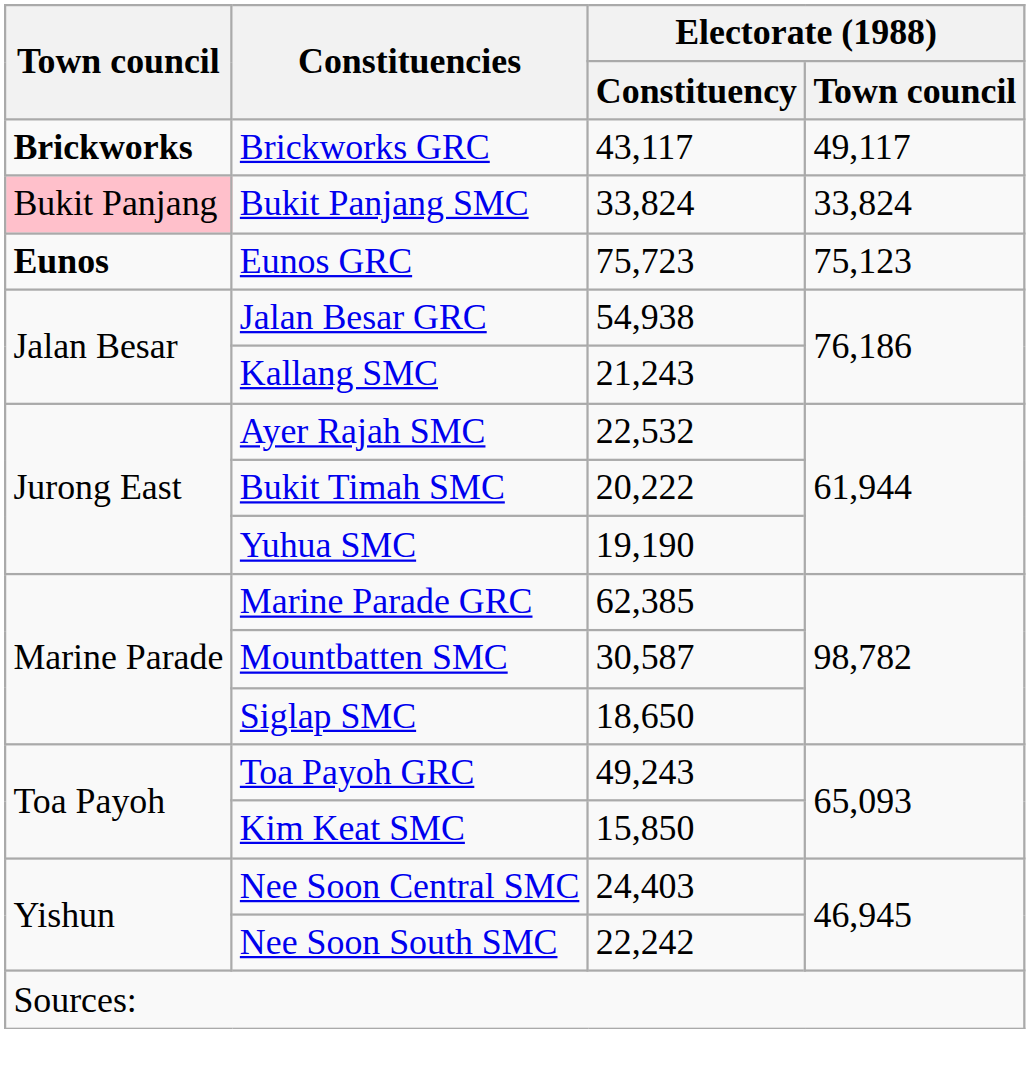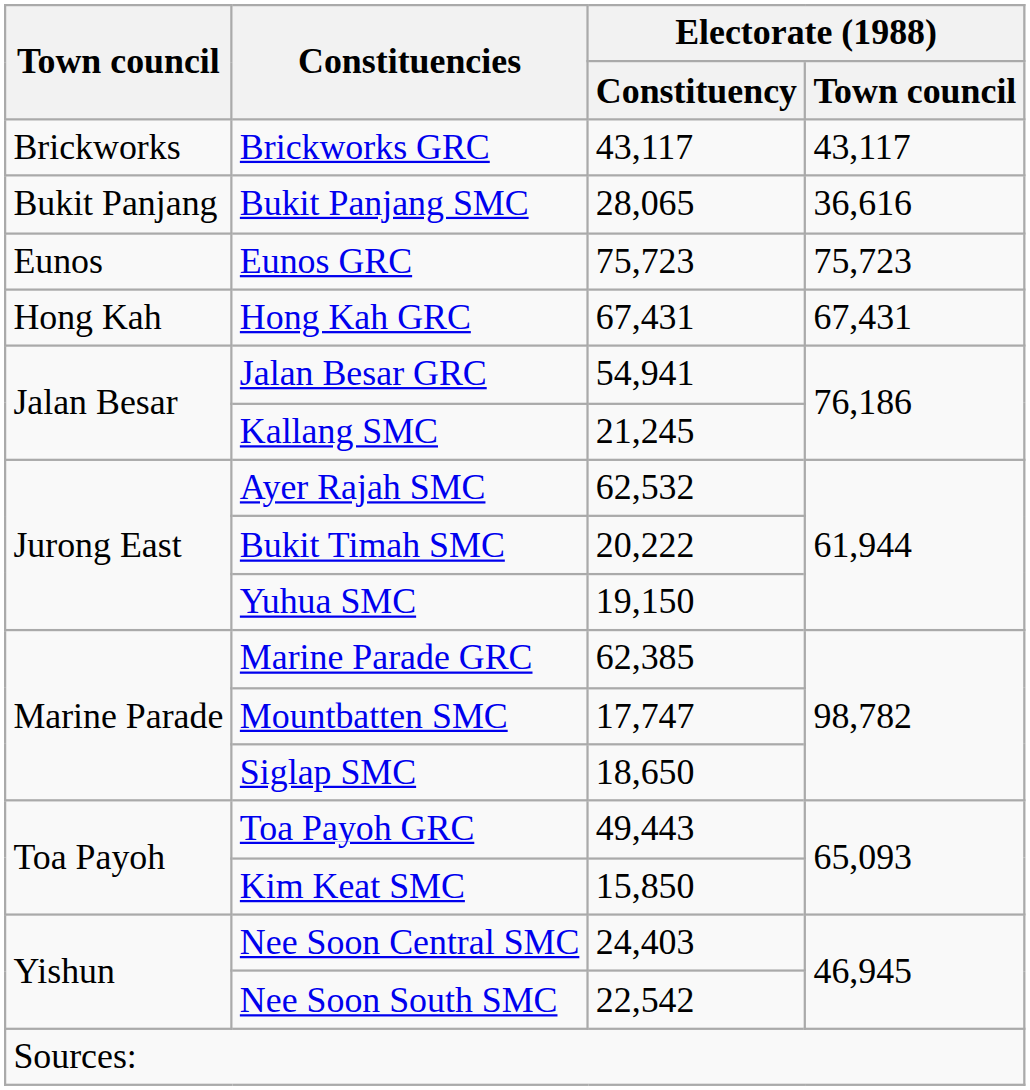(103, 146) bold -> (97, 146) normal
(862, 146) 49,117 -> (862, 146) 43,117
(115, 203) pink background -> (115, 203) no background
(645, 203) 33,824 -> (645, 203) 28,065
(863, 203) 33,824 -> (863, 203) 36,616
(61, 260) bold -> (58, 260) normal
(863, 260) 75,123 -> (863, 260) 75,723
+ row: (355, 317)
(645, 317) 54,938 -> (645, 373) 54,941
(645, 373) 21,243 -> (645, 430) 21,245
(645, 430) 22,532 -> (645, 487) 62,532
(645, 544) 19,190 -> (645, 601) 19,150
(645, 658) 30,587 -> (645, 714) 17,747
(645, 771) 49,243 -> (645, 828) 49,443
(645, 942) 22,242 -> (645, 999) 22,542
